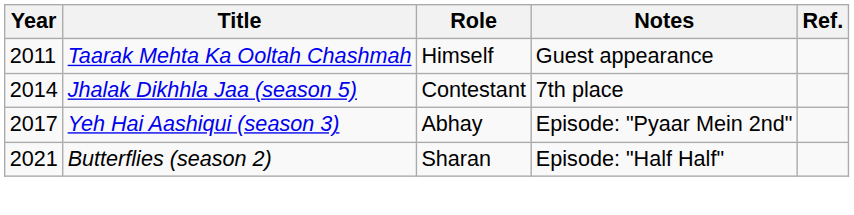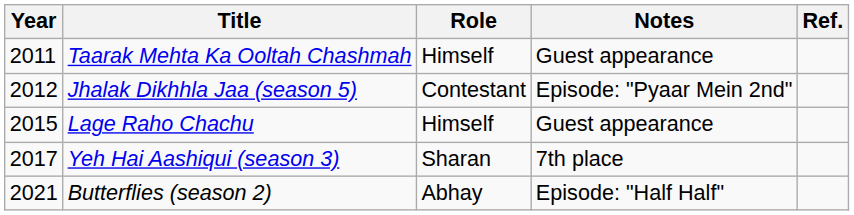(34, 90) 2014 -> (34, 90) 2012
(580, 90) 7th place -> (664, 90) Episode: "Pyaar Mein 2nd"
+ row: (161, 124)
(452, 124) Abhay -> (456, 158) Sharan
(664, 124) Episode: "Pyaar Mein 2nd" -> (580, 158) 7th place
(456, 158) Sharan -> (452, 192) Abhay
